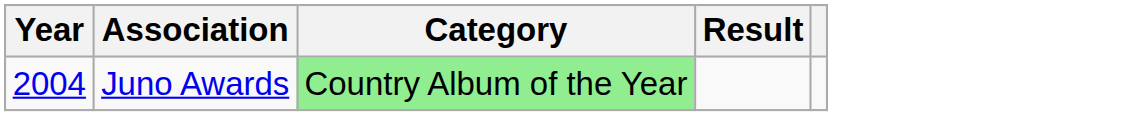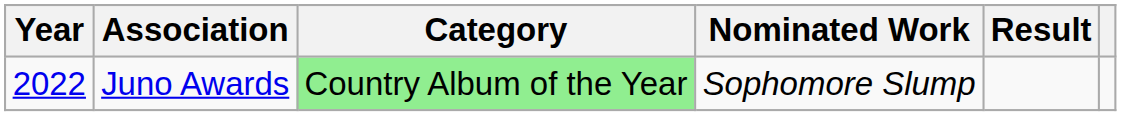+ column: (839, 30)
(49, 82) 2004 -> (49, 82) 2022
